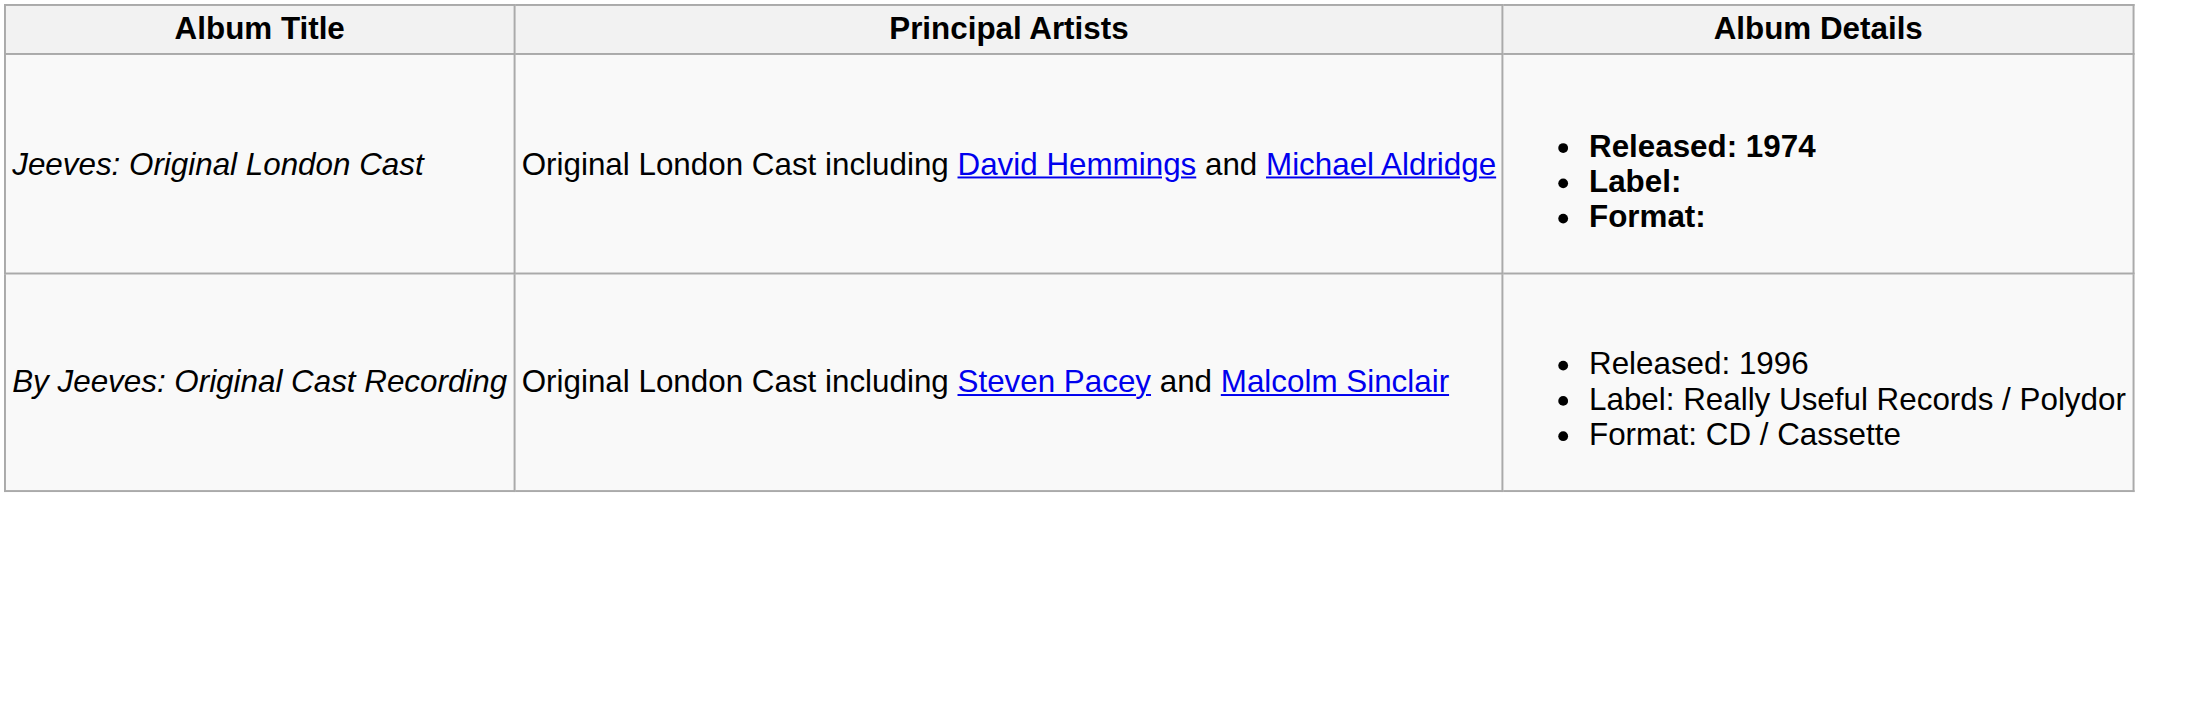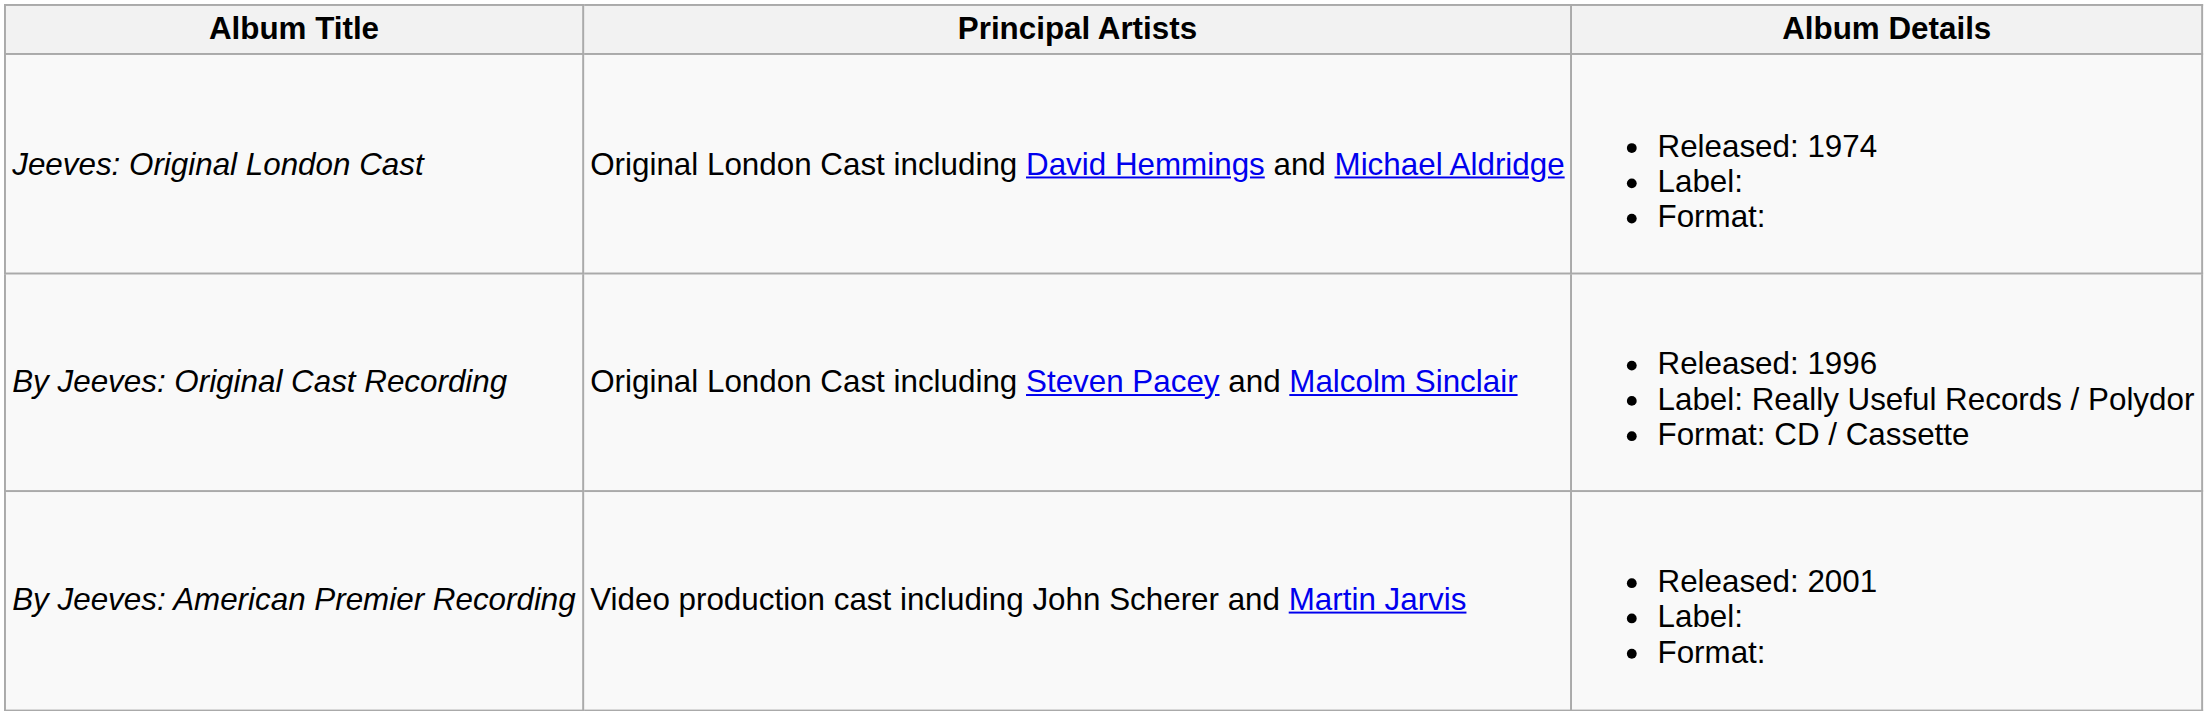(1818, 182) bold -> (1887, 182) normal
+ row: (294, 599)
